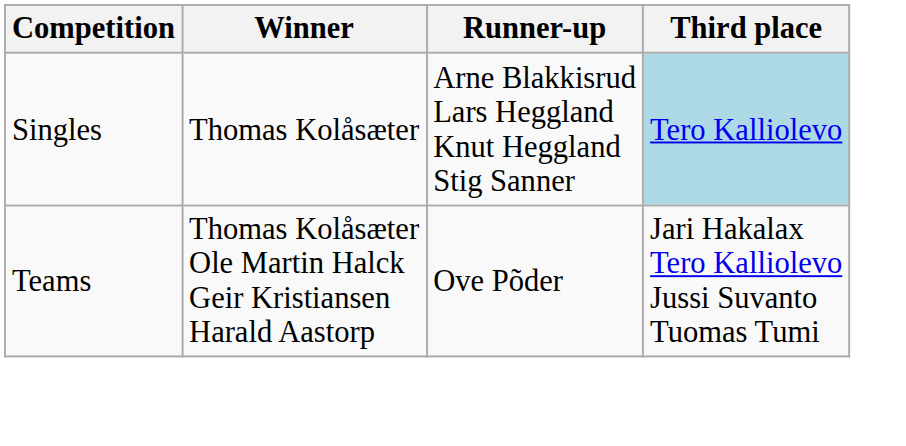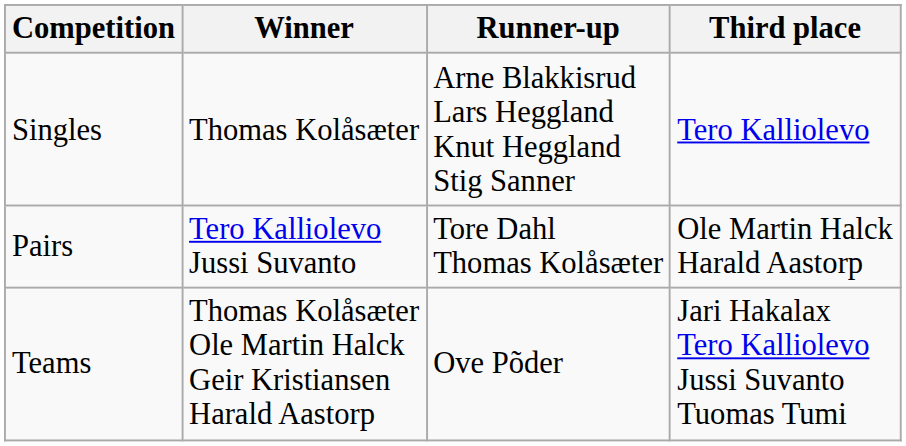(746, 128) lightblue background -> (773, 128) no background
+ row: (43, 245)
